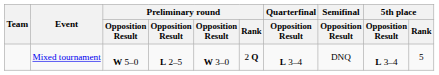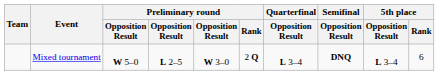(341, 57) normal -> (341, 57) bold
(421, 57) 5 -> (421, 57) 6
